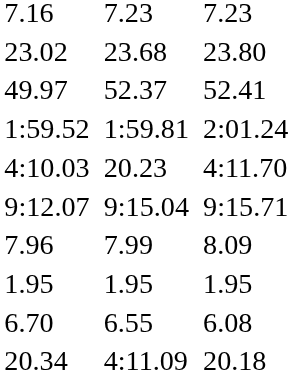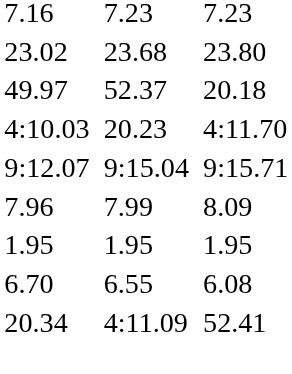(235, 90) 52.41 -> (235, 90) 20.18
- row: (47, 128)
(235, 361) 20.18 -> (235, 322) 52.41
